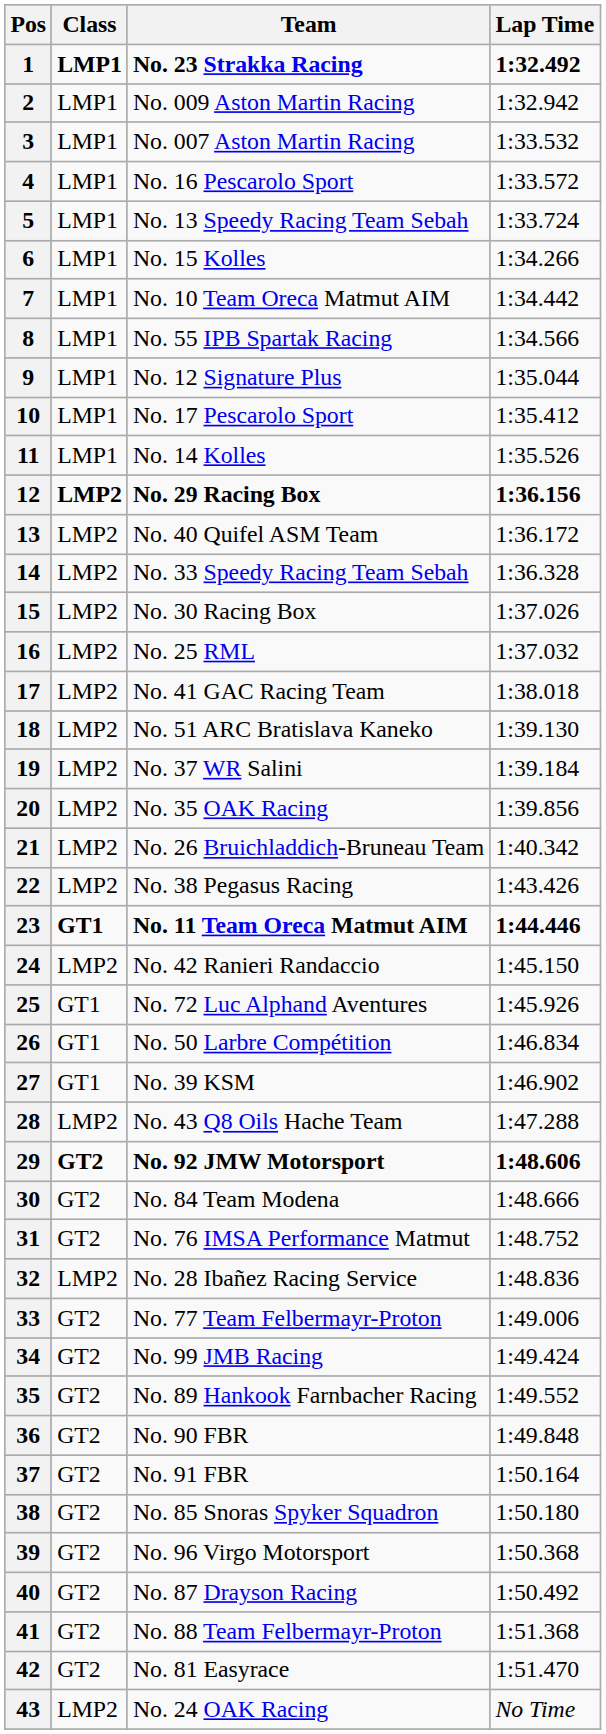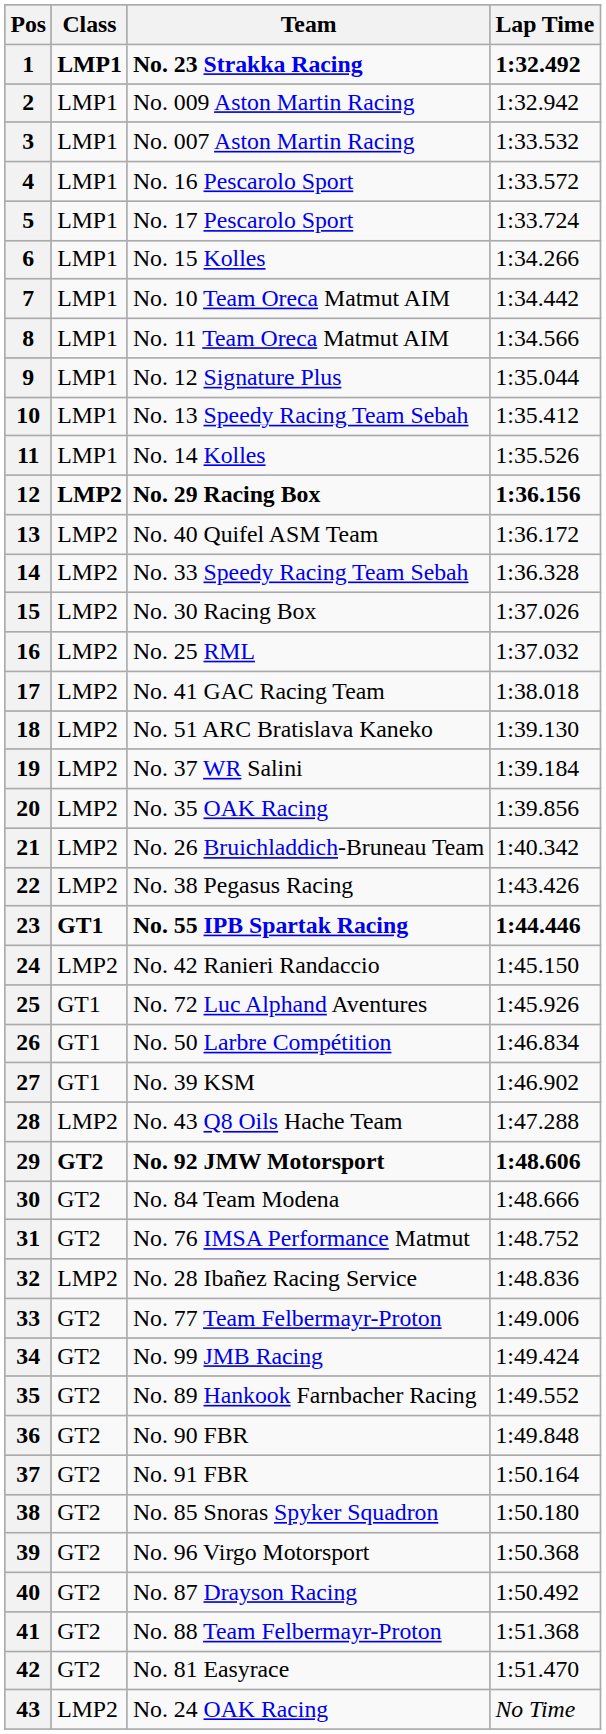(301, 220) No. 13 Speedy Racing Team Sebah -> (243, 220) No. 17 Pescarolo Sport
(263, 337) No. 55 IPB Spartak Racing -> (291, 337) No. 11 Team Oreca Matmut AIM
(243, 416) No. 17 Pescarolo Sport -> (301, 416) No. 13 Speedy Racing Team Sebah
(300, 925) No. 11 Team Oreca Matmut AIM -> (270, 925) No. 55 IPB Spartak Racing
